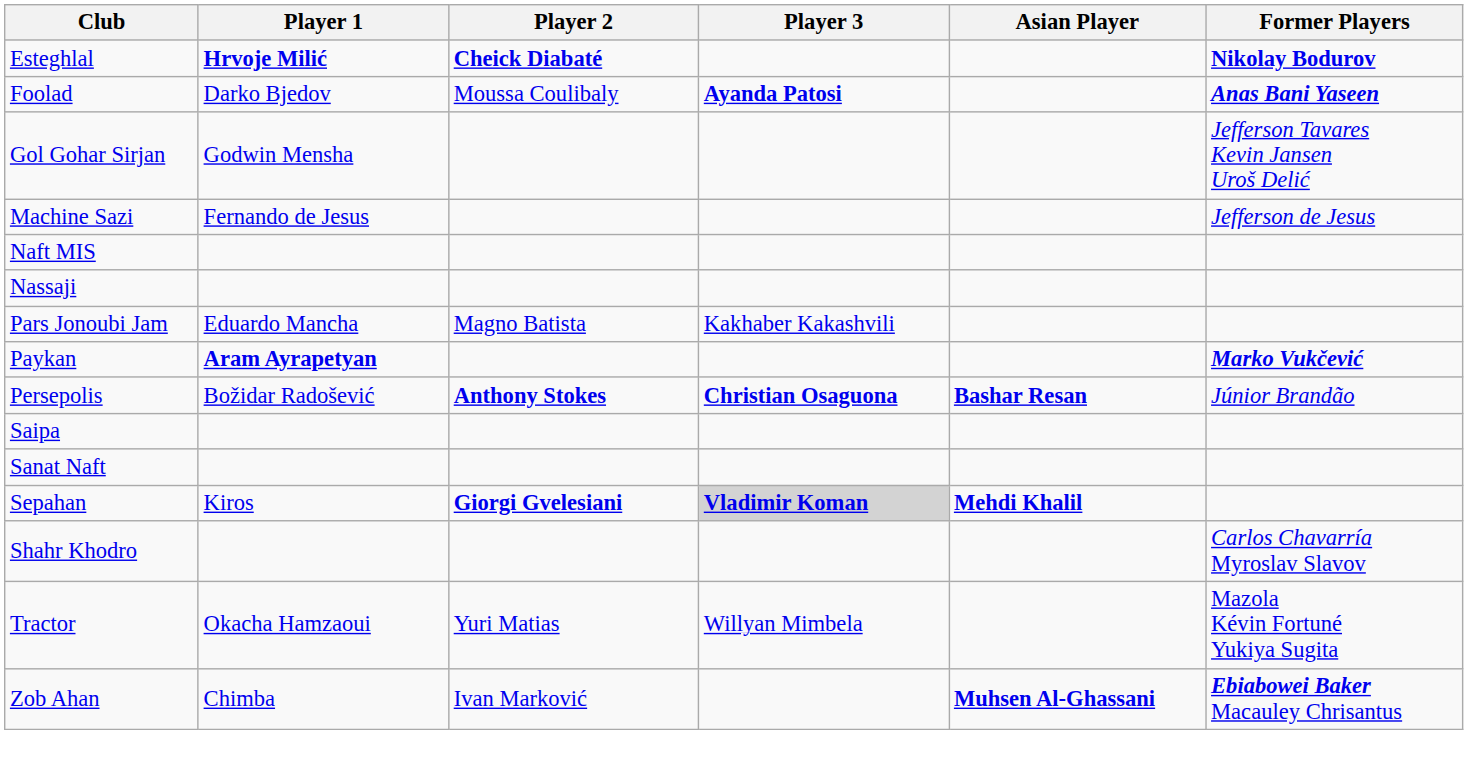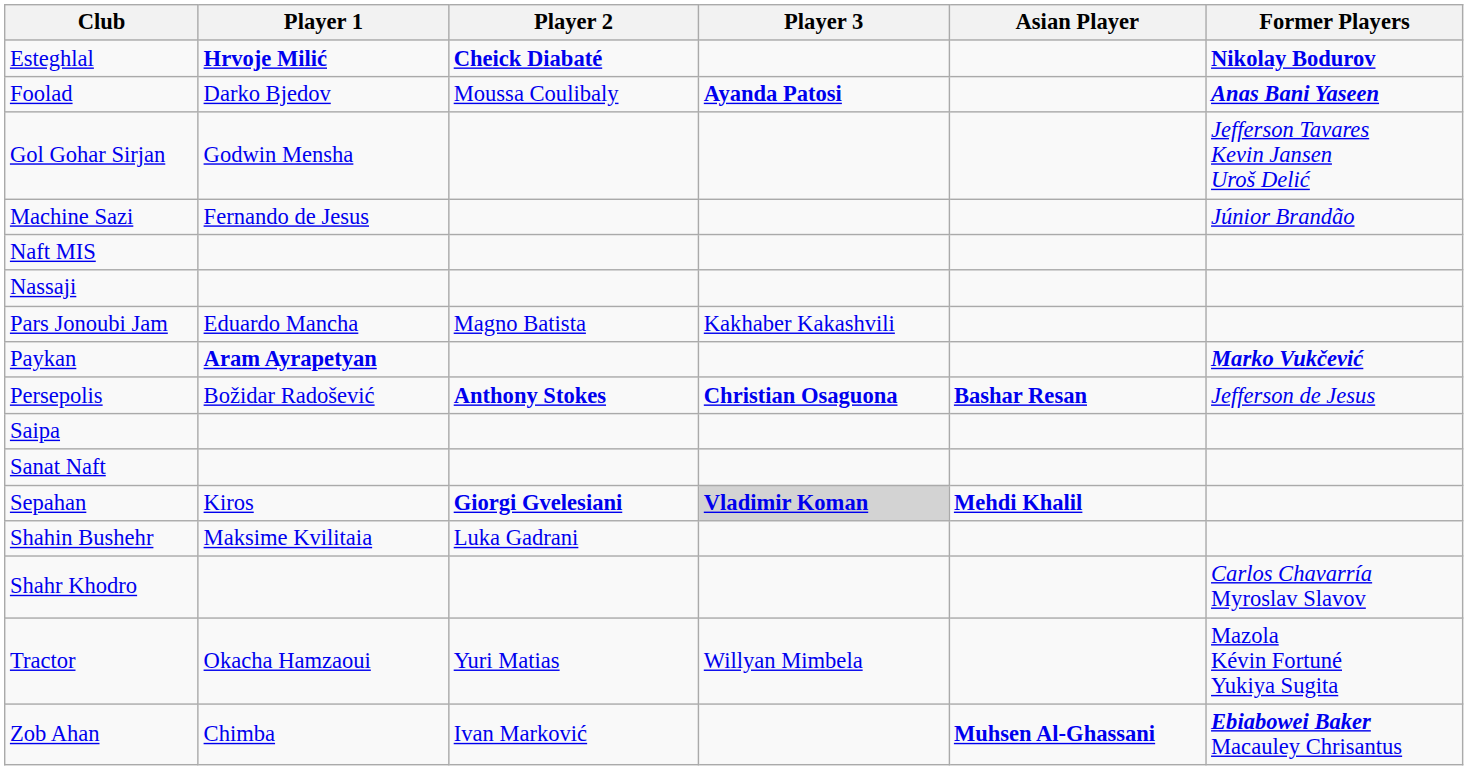(1293, 216) Jefferson de Jesus -> (1283, 216) Júnior Brandão
(1283, 395) Júnior Brandão -> (1293, 395) Jefferson de Jesus
+ row: (82, 538)
